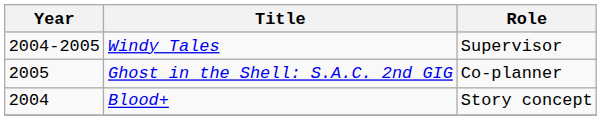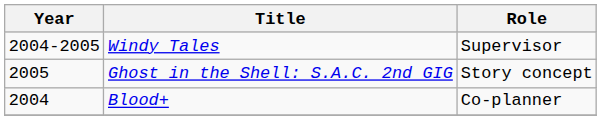(512, 74) Co-planner -> (527, 74) Story concept
(527, 101) Story concept -> (512, 101) Co-planner
